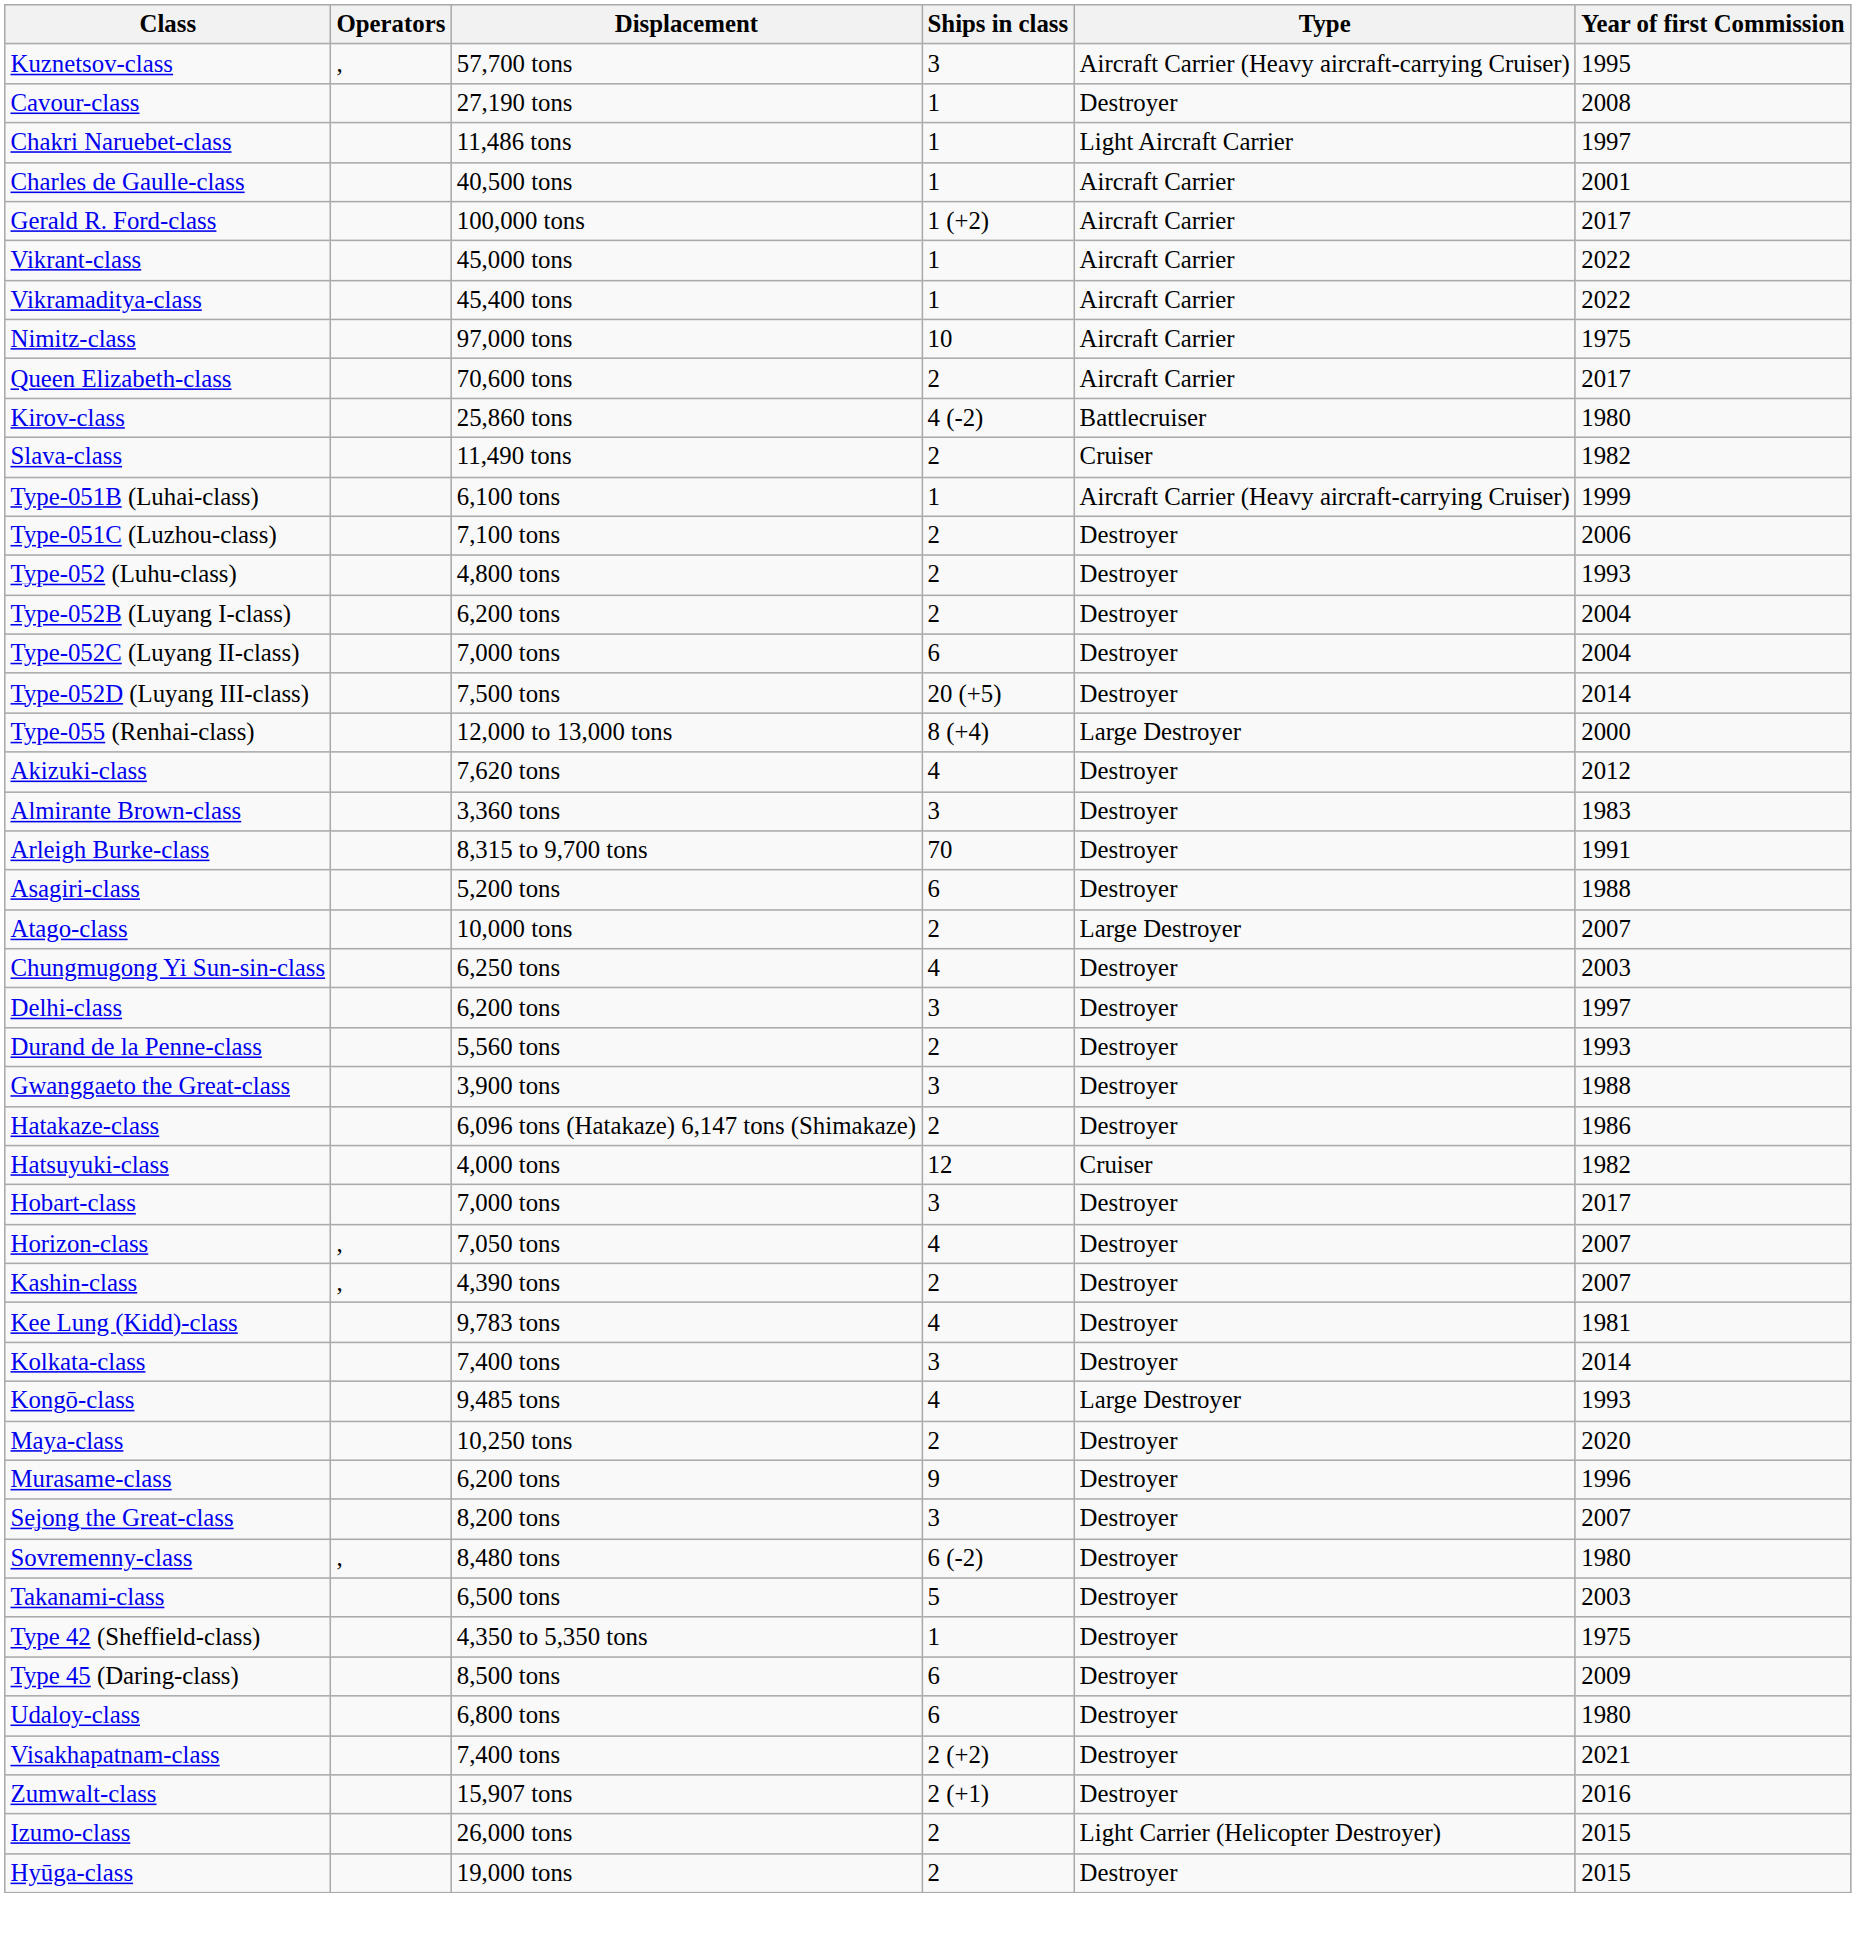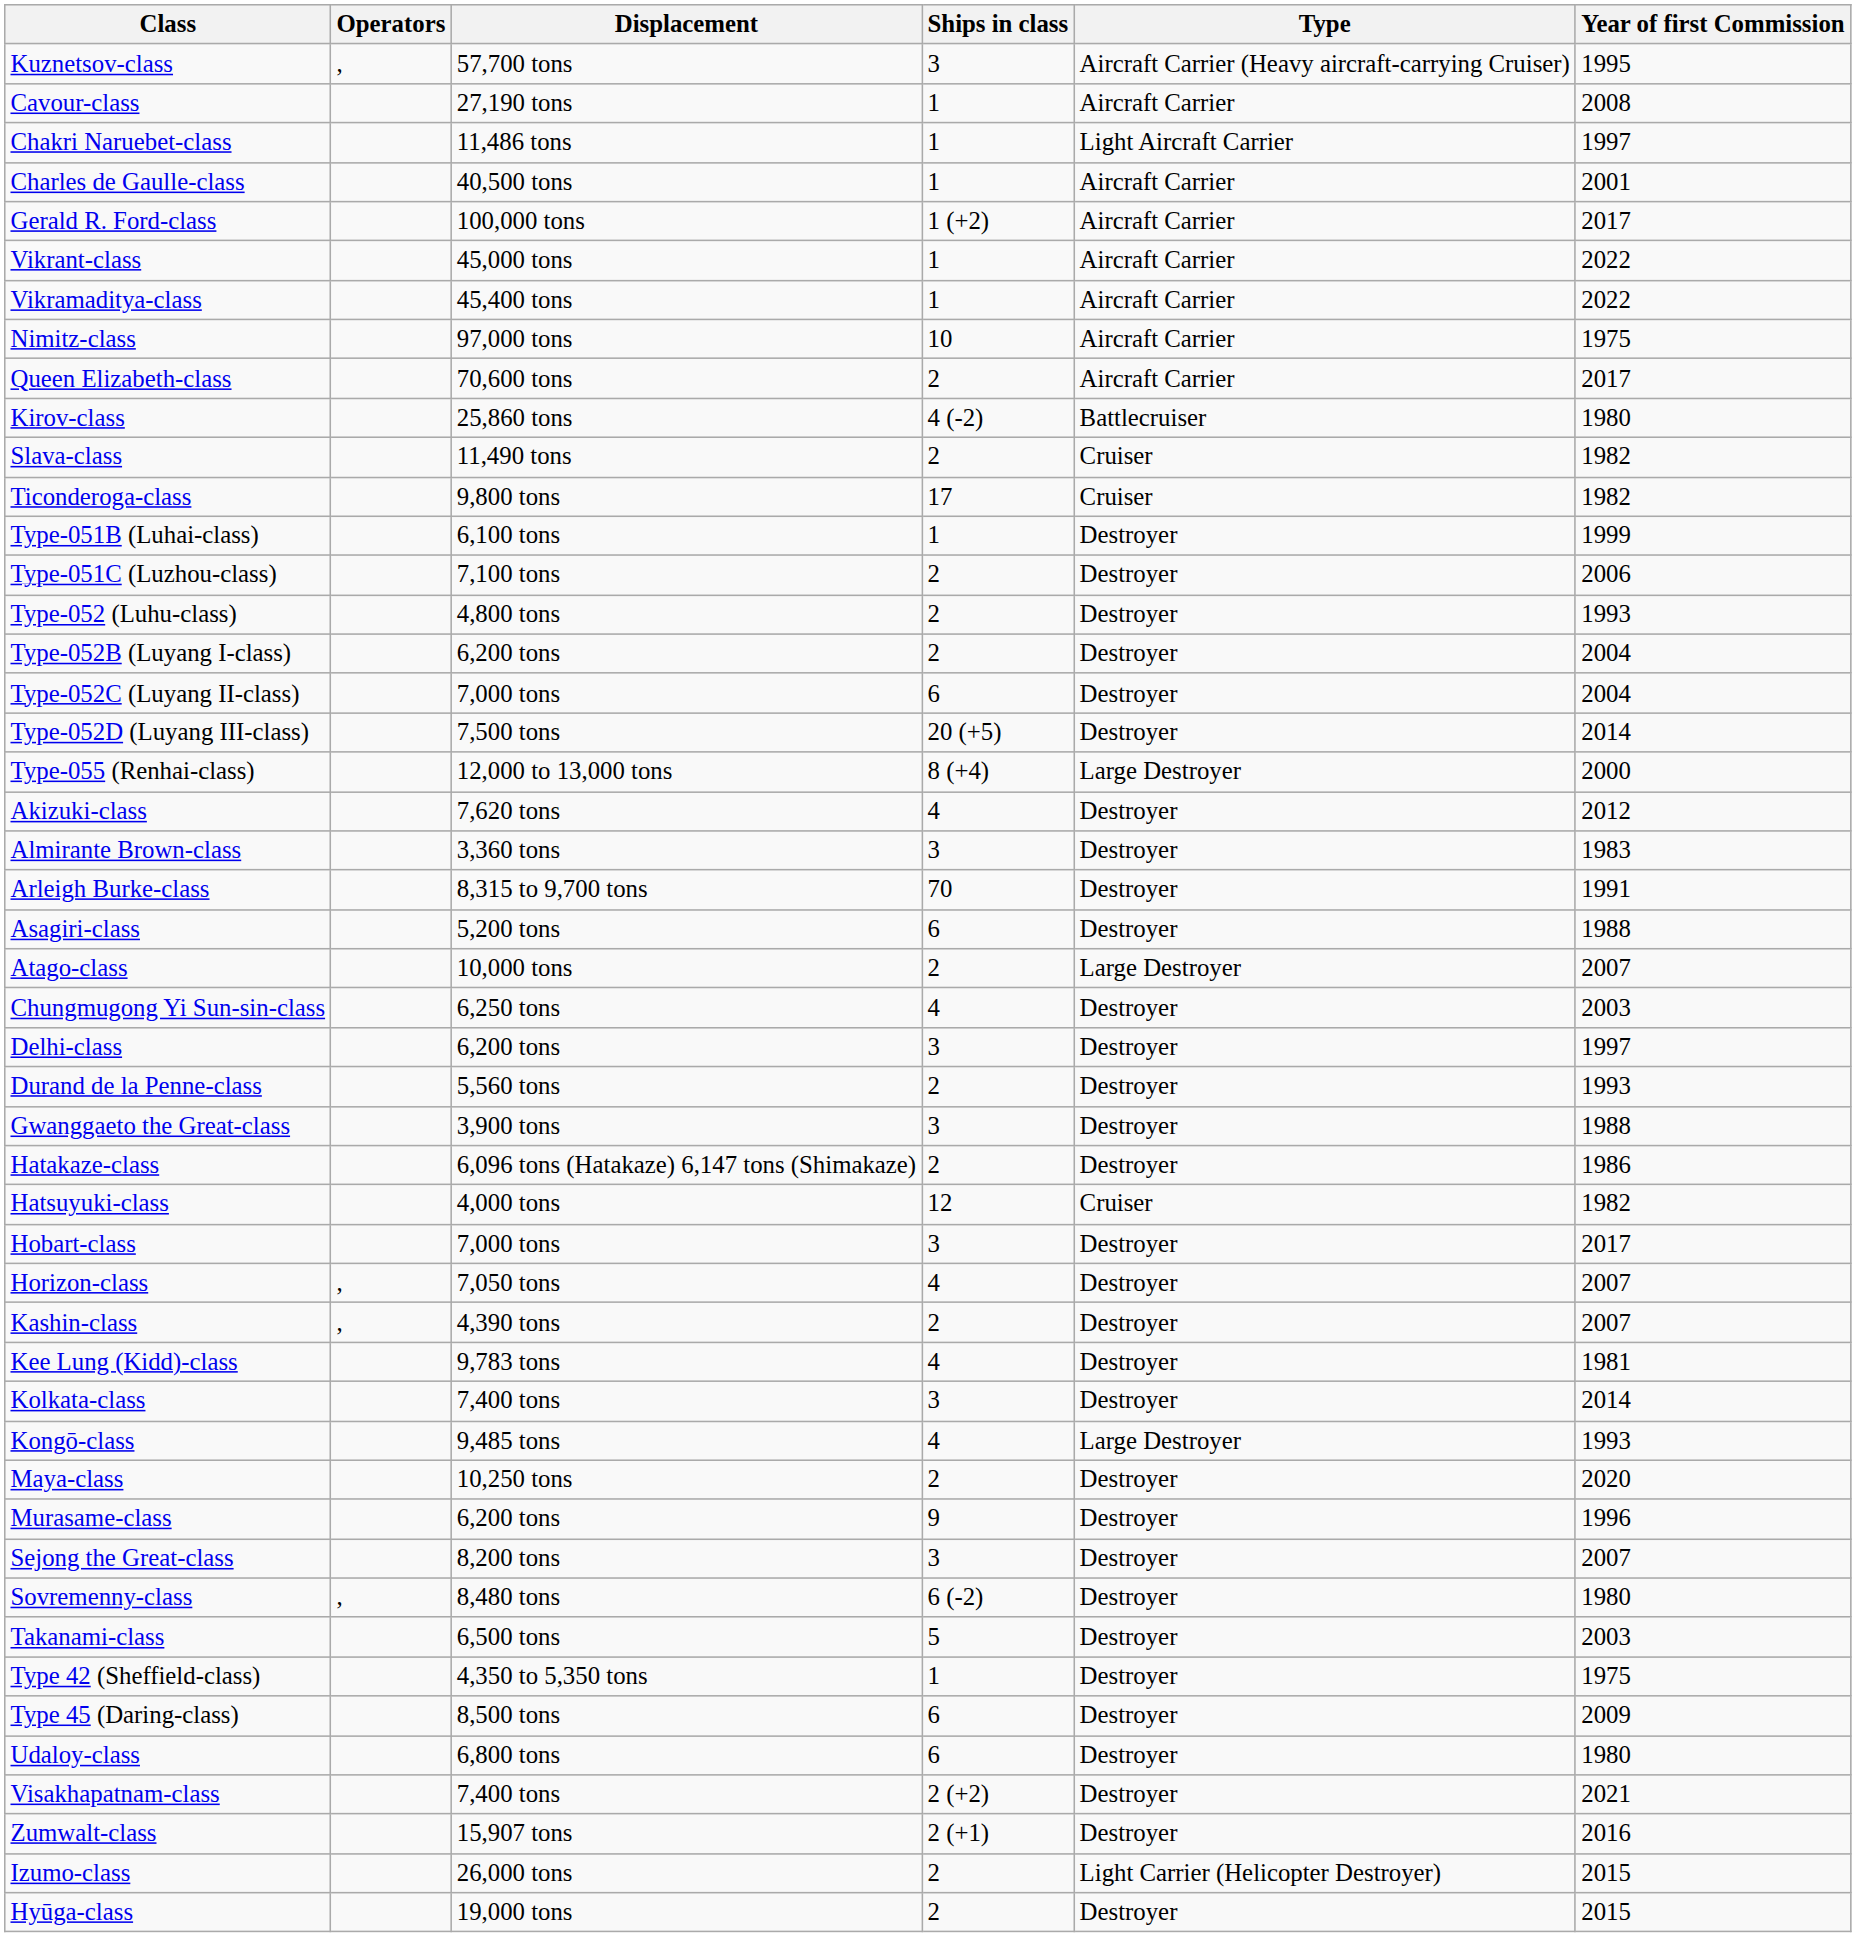(1129, 102) Destroyer -> (1157, 102) Aircraft Carrier
+ row: (101, 496)
(1325, 496) Aircraft Carrier (Heavy aircraft-carrying Cruiser) -> (1129, 535) Destroyer
